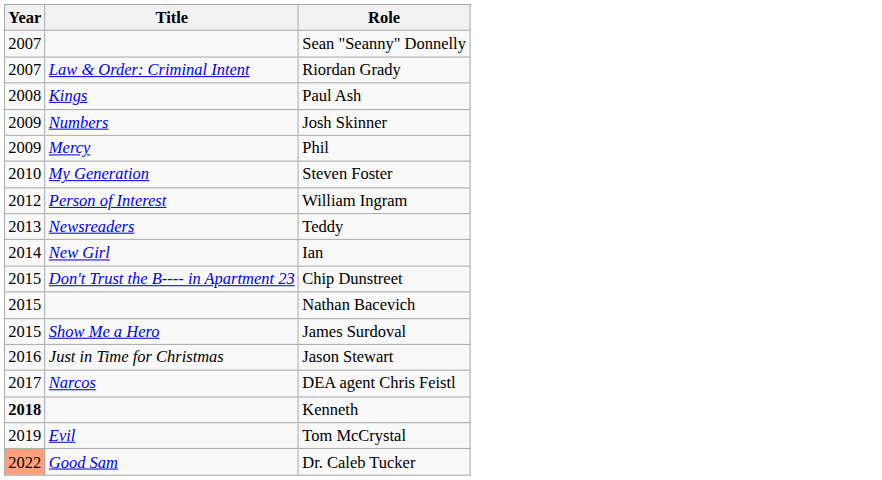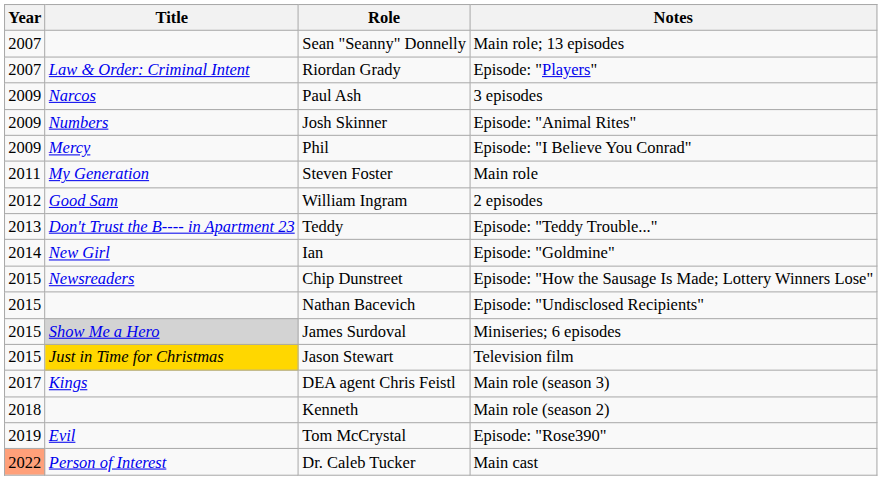+ column: (673, 17)
(25, 95) 2008 -> (25, 95) 2009
(68, 95) Kings -> (72, 95) Narcos
(25, 174) 2010 -> (24, 174) 2011
(108, 200) Person of Interest -> (83, 200) Good Sam
(92, 226) Newsreaders -> (172, 226) Don't Trust the B---- in Apartment 23
(172, 278) Don't Trust the B---- in Apartment 23 -> (92, 278) Newsreaders
(104, 331) no background -> (104, 331) lightgrey background
(25, 357) 2016 -> (25, 357) 2015
(136, 357) no background -> (136, 357) gold background
(72, 383) Narcos -> (68, 383) Kings
(25, 409) bold -> (25, 409) normal
(83, 461) Good Sam -> (108, 461) Person of Interest
